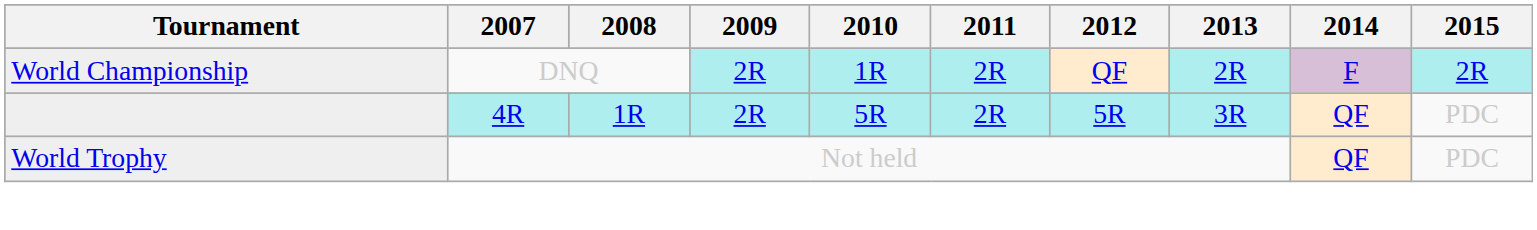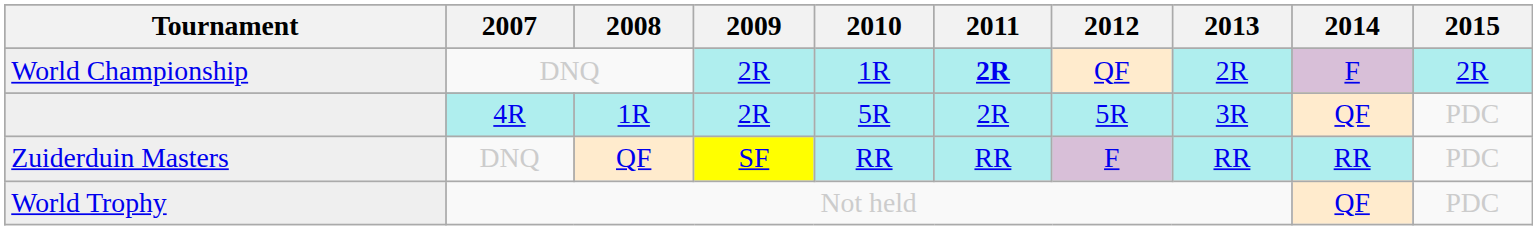(990, 70) normal -> (993, 70) bold
+ row: (120, 158)
